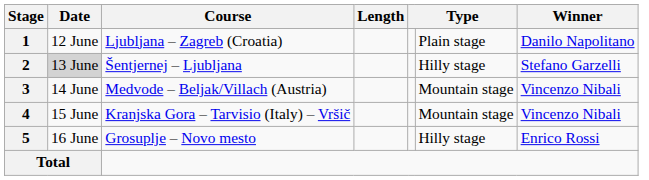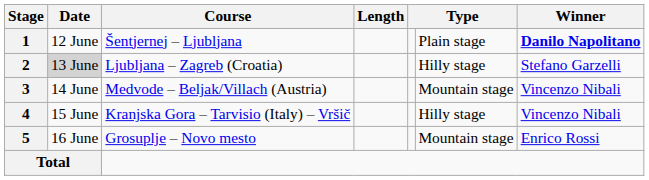(194, 41) Ljubljana – Zagreb (Croatia) -> (174, 41) Šentjernej – Ljubljana
(578, 41) normal -> (581, 41) bold
(174, 65) Šentjernej – Ljubljana -> (194, 65) Ljubljana – Zagreb (Croatia)
(466, 114) Mountain stage -> (452, 114) Hilly stage
(452, 138) Hilly stage -> (466, 138) Mountain stage
